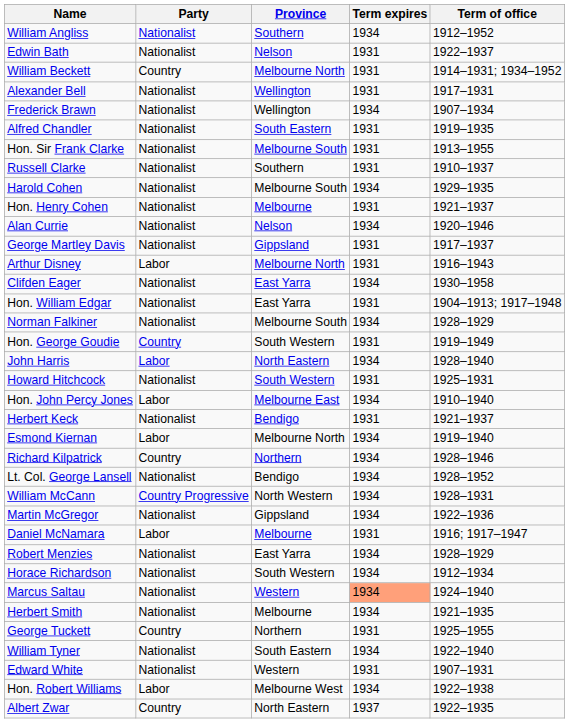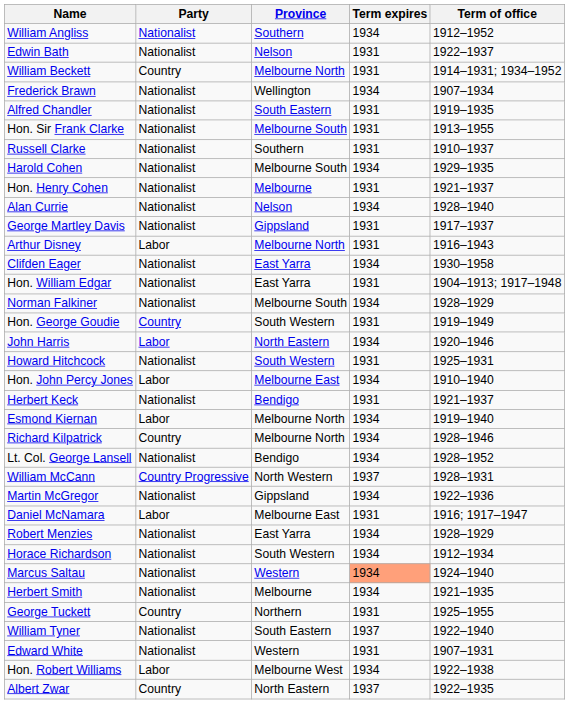- row: (46, 91)
(463, 226) 1920–1946 -> (463, 206) 1928–1940
(463, 361) 1928–1940 -> (463, 341) 1920–1946
(278, 457) Northern -> (300, 438) Melbourne North
(366, 496) 1934 -> (366, 476) 1937
(283, 534) Melbourne -> (297, 515) Melbourne East
(366, 650) 1934 -> (366, 631) 1937
